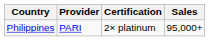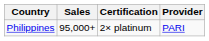columns swapped: (79, 12) <-> (184, 12)
